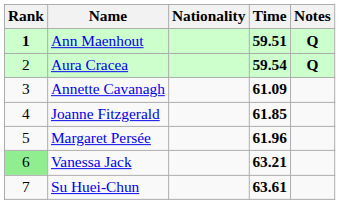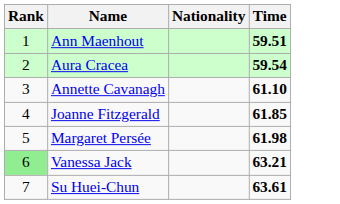- column: (312, 16)
(26, 41) bold -> (26, 41) normal
(270, 89) 61.09 -> (270, 89) 61.10
(270, 138) 61.96 -> (270, 138) 61.98
